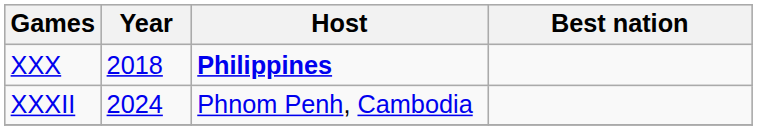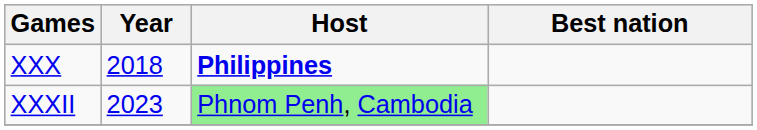(135, 104) 2024 -> (135, 104) 2023
(335, 104) no background -> (335, 104) lightgreen background
